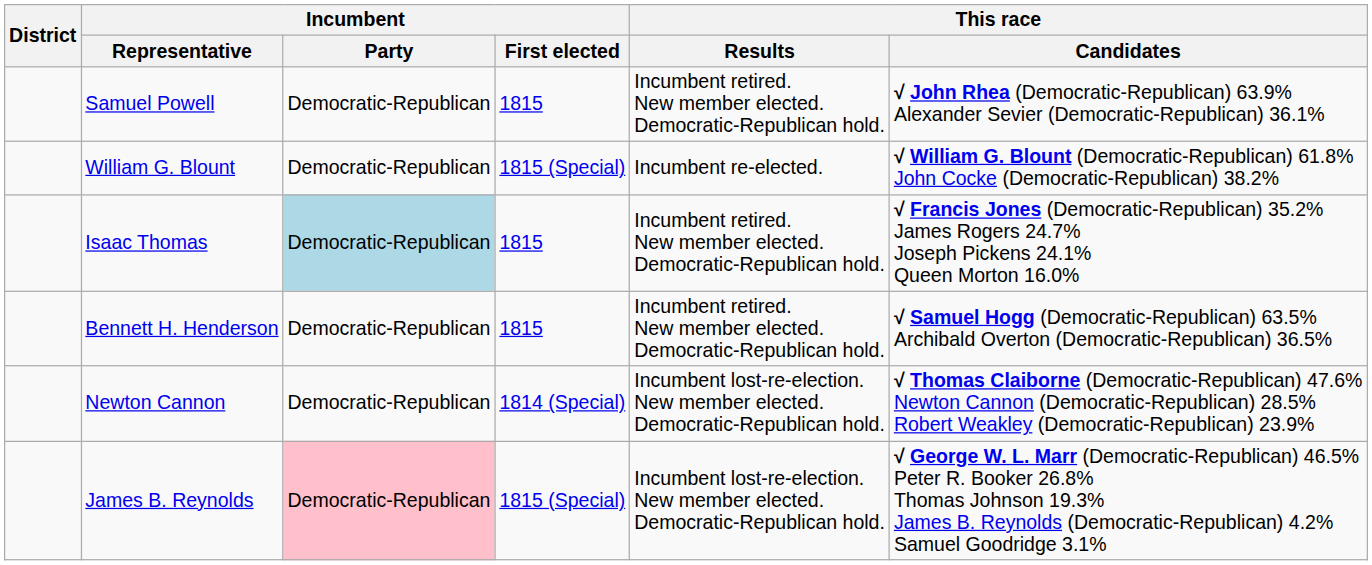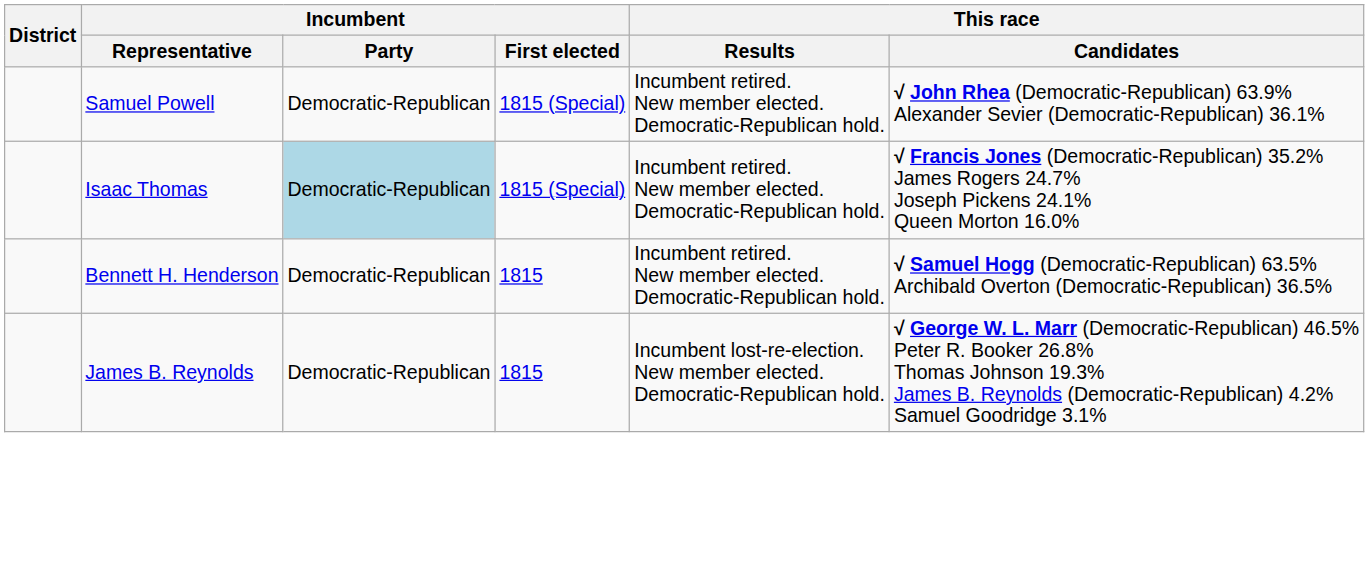(521, 103) 1815 -> (562, 103) 1815 (Special)
- row: (160, 167)
(521, 242) 1815 -> (562, 189) 1815 (Special)
- row: (155, 403)
(389, 500) pink background -> (389, 372) no background
(562, 500) 1815 (Special) -> (521, 372) 1815
